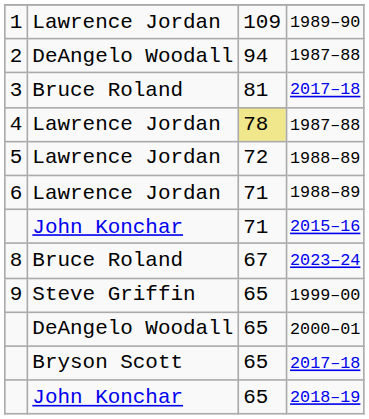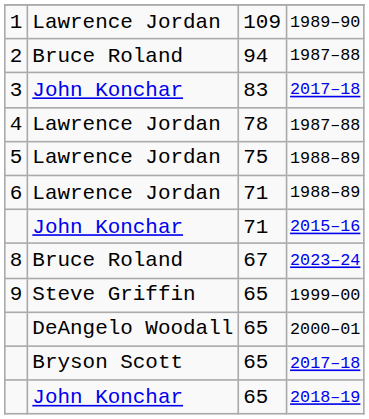(133, 56) DeAngelo Woodall -> (108, 56) Bruce Roland
(108, 90) Bruce Roland -> (108, 90) John Konchar
(256, 90) 81 -> (256, 90) 83
(256, 124) khaki background -> (256, 124) no background
(256, 158) 72 -> (256, 158) 75
